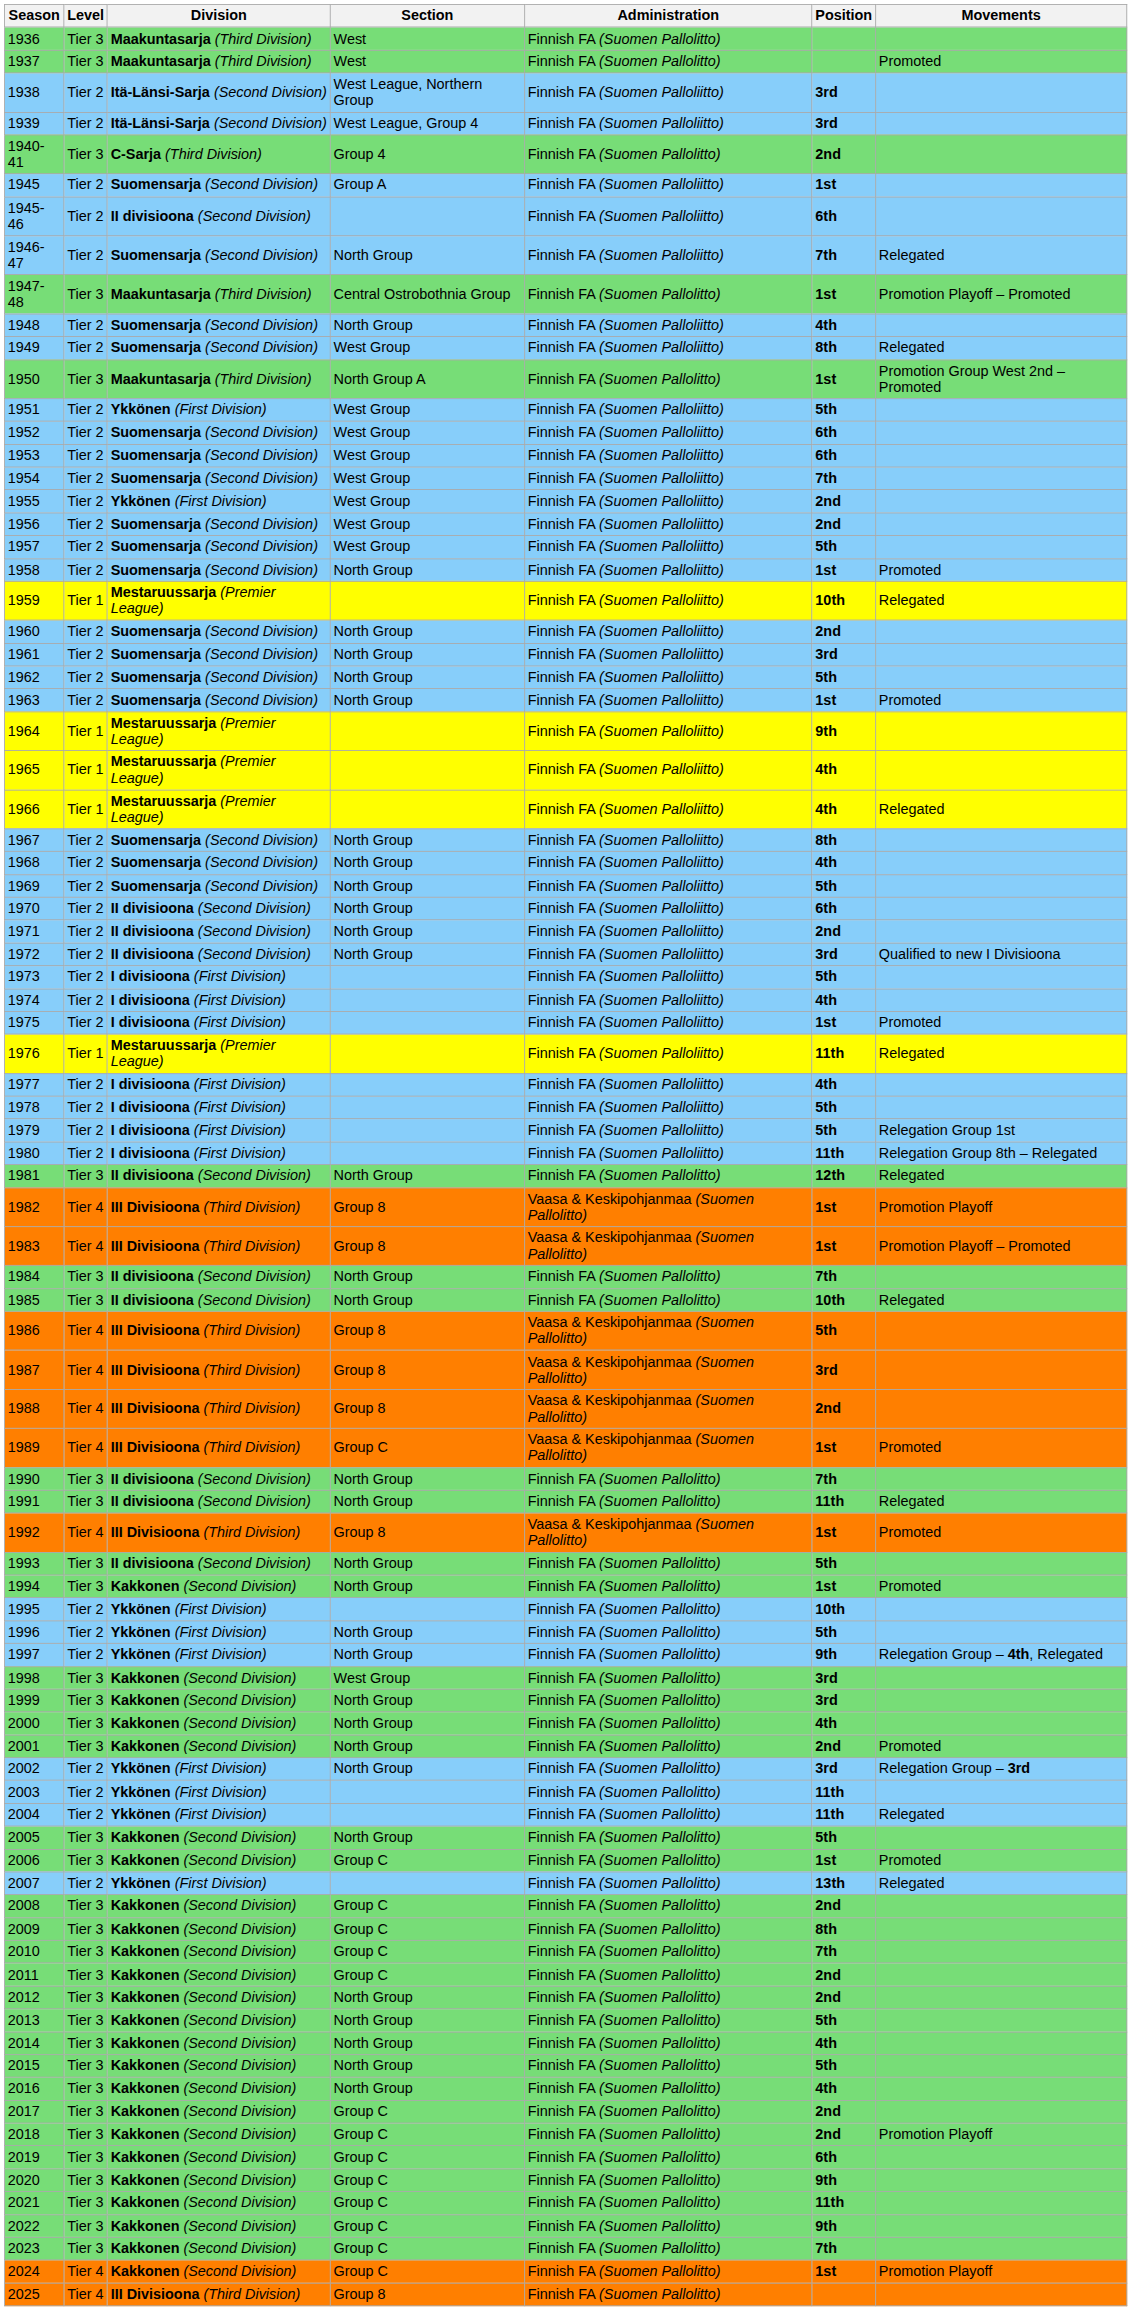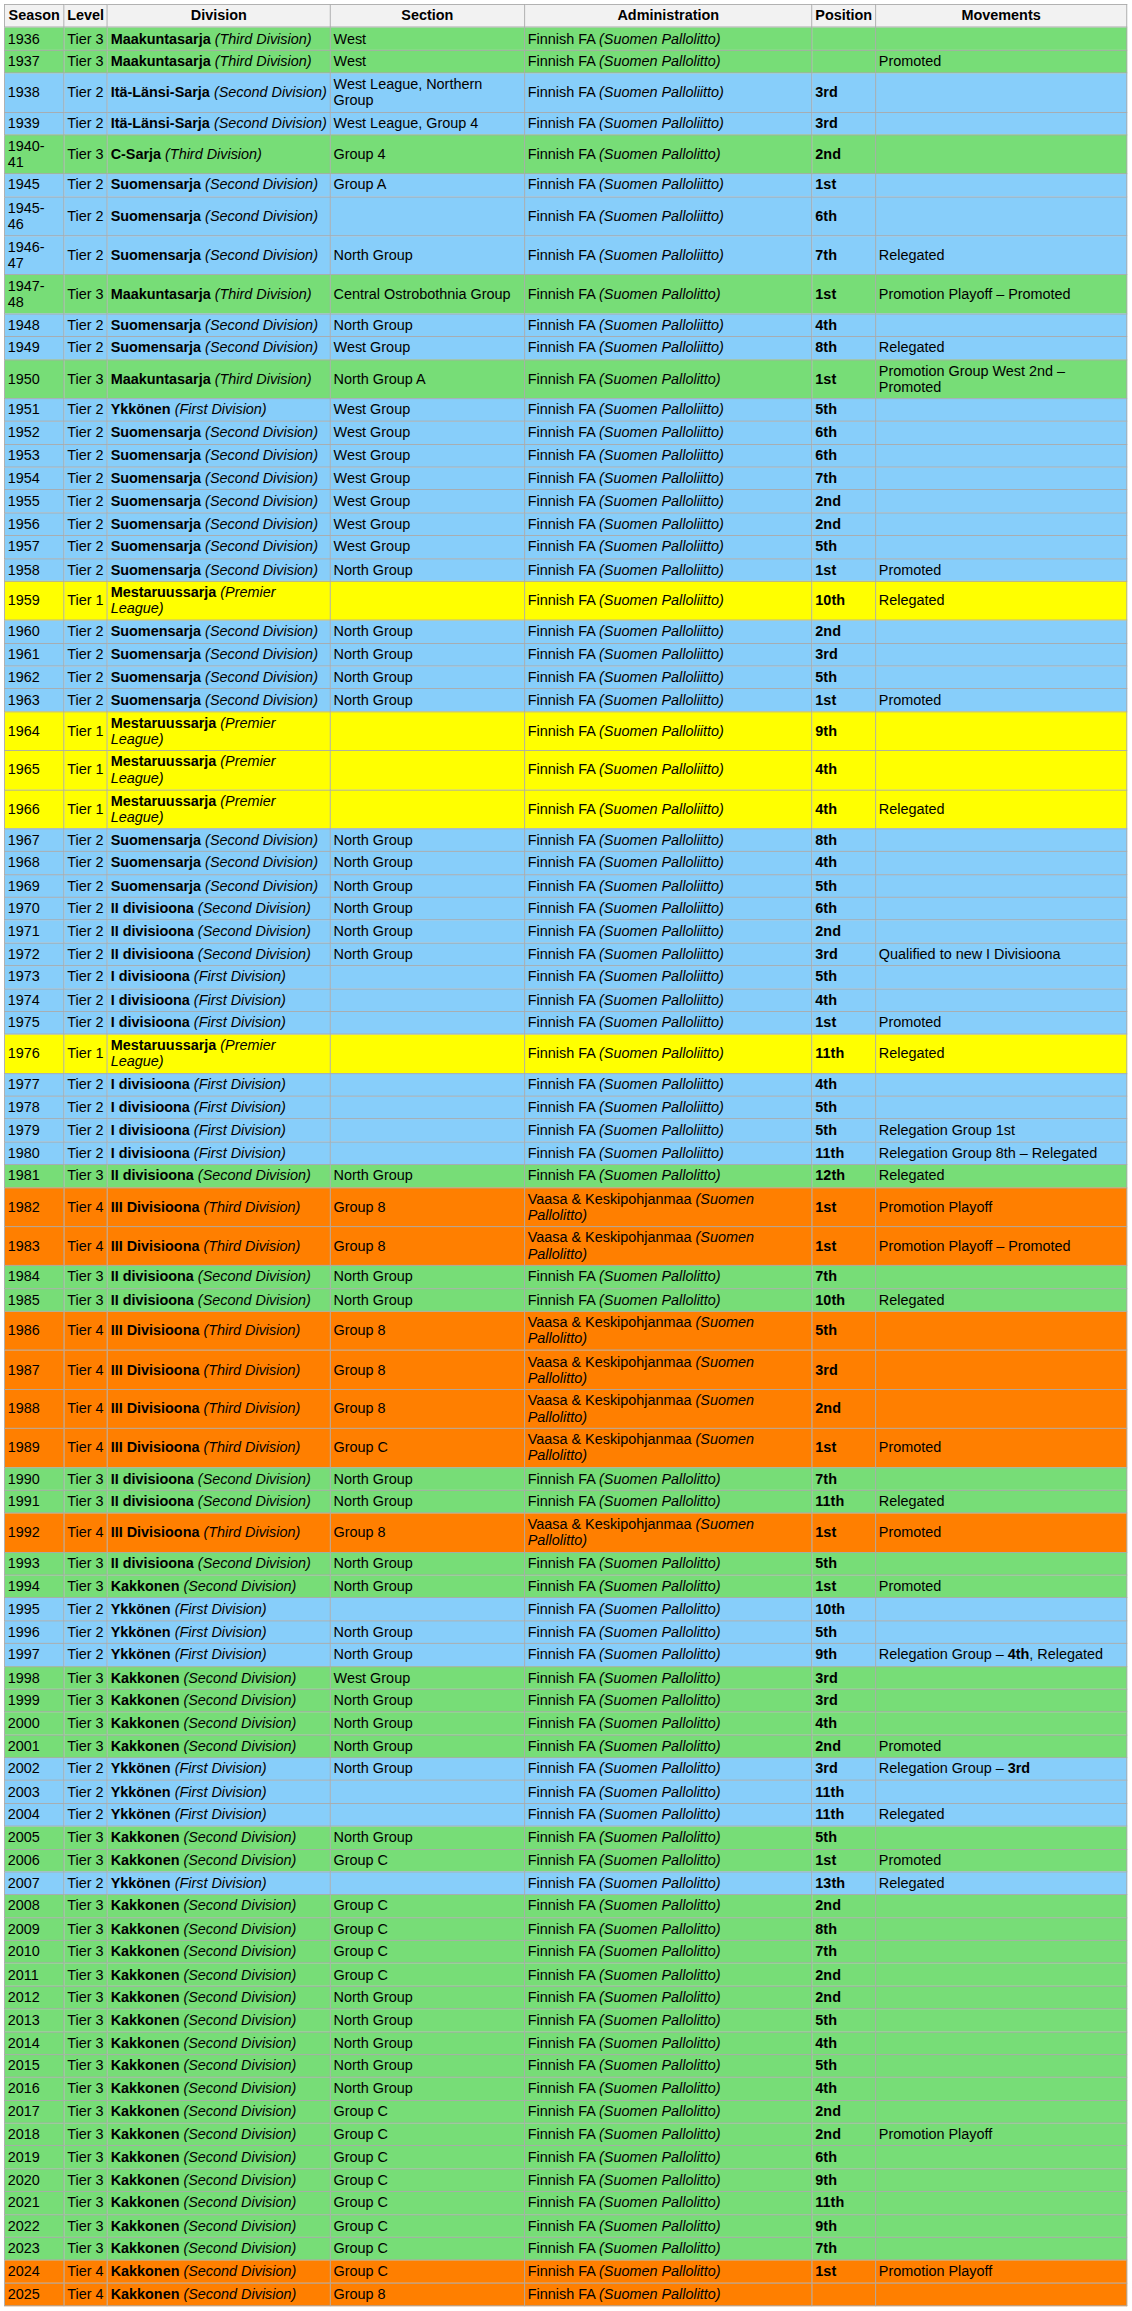(211, 216) II divisioona (Second Division) -> (214, 216) Suomensarja (Second Division)
(189, 501) Ykkönen (First Division) -> (214, 501) Suomensarja (Second Division)
(205, 2294) III Divisioona (Third Division) -> (203, 2294) Kakkonen (Second Division)
